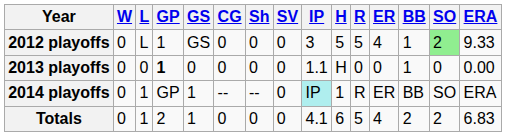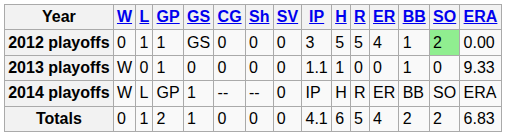(144, 42) L -> (144, 42) 1
(479, 42) 9.33 -> (479, 42) 0.00
(121, 67) 0 -> (125, 67) W
(161, 67) bold -> (161, 67) normal
(341, 67) H -> (340, 67) 1
(479, 67) 0.00 -> (479, 67) 9.33
(121, 93) 0 -> (125, 93) W
(144, 93) 1 -> (144, 93) L
(313, 93) paleturquoise background -> (313, 93) no background
(340, 93) 1 -> (341, 93) H
